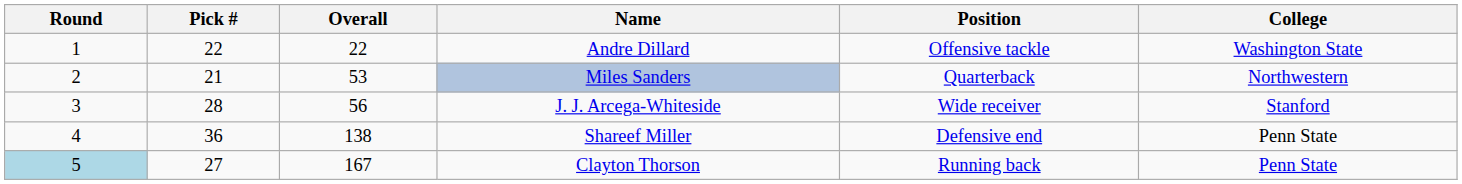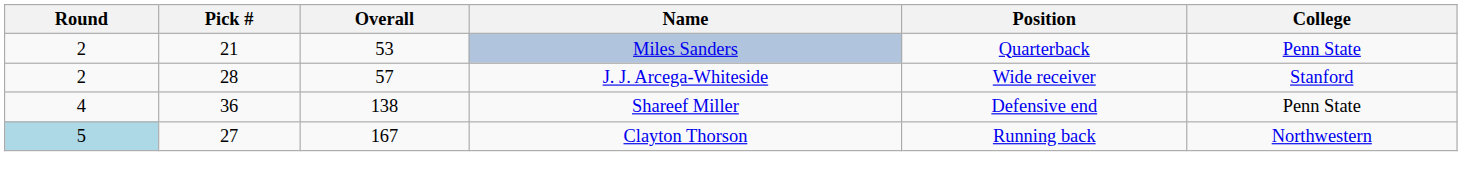- row: (638, 48)
(1298, 77) Northwestern -> (1322, 48) Penn State
(76, 106) 3 -> (81, 77) 2
(358, 106) 56 -> (384, 77) 57
(1298, 164) Penn State -> (1322, 135) Northwestern
